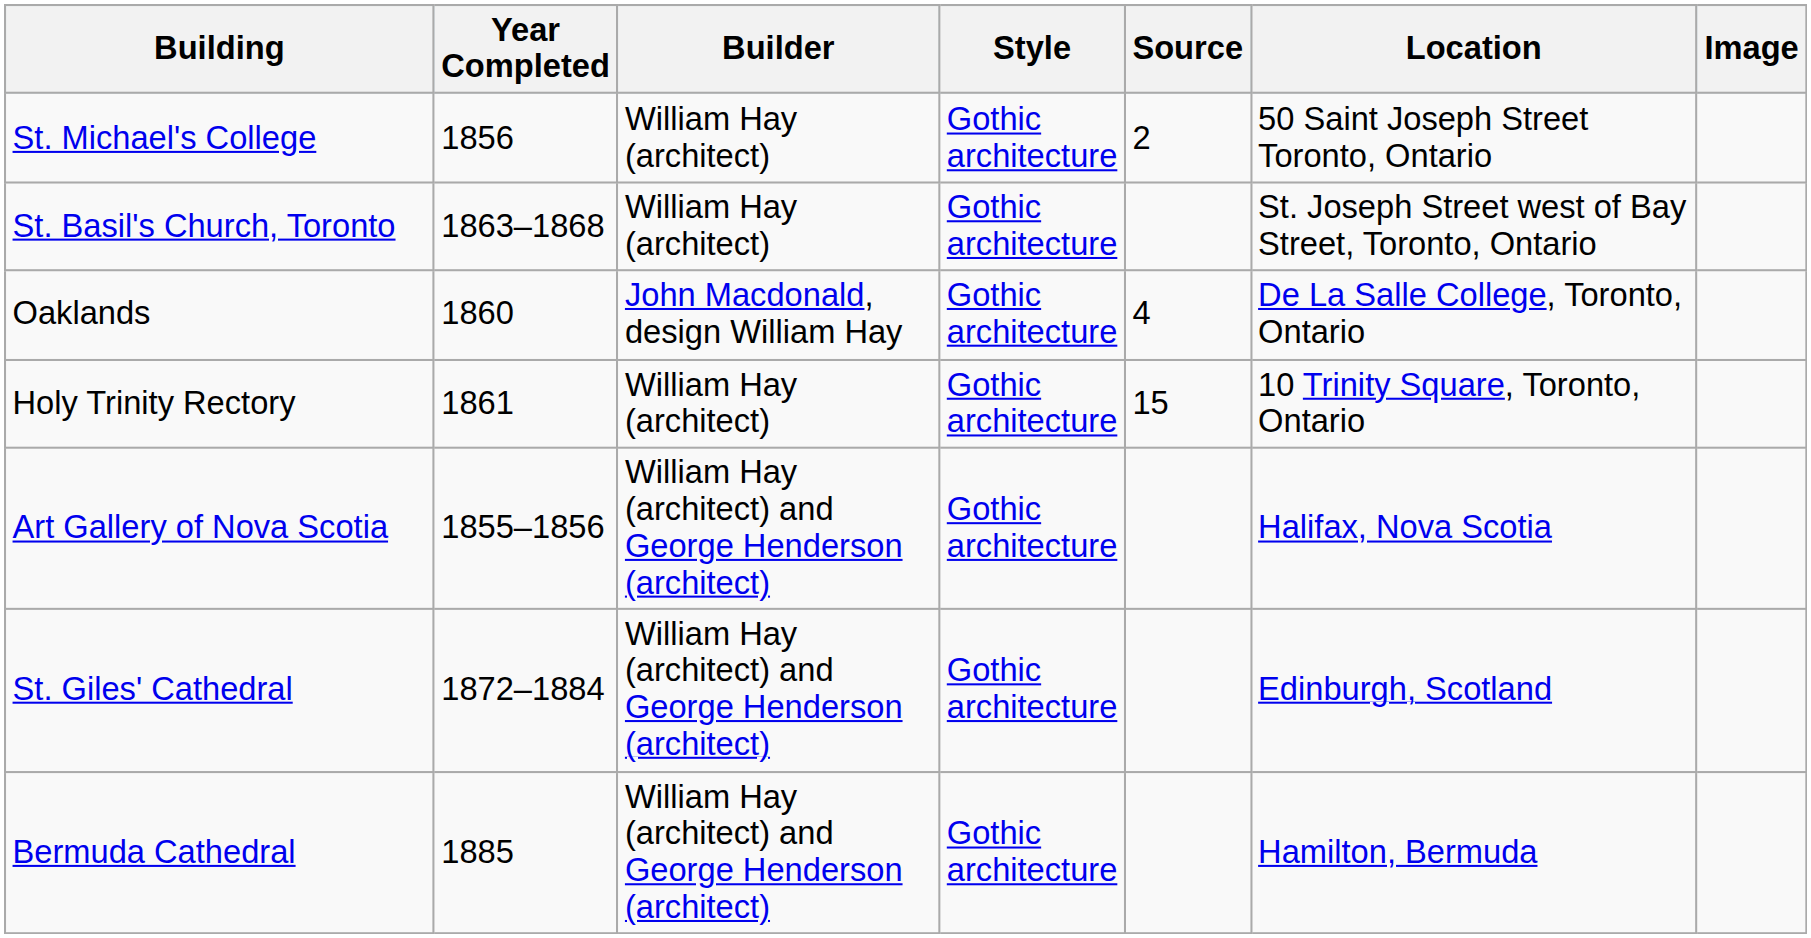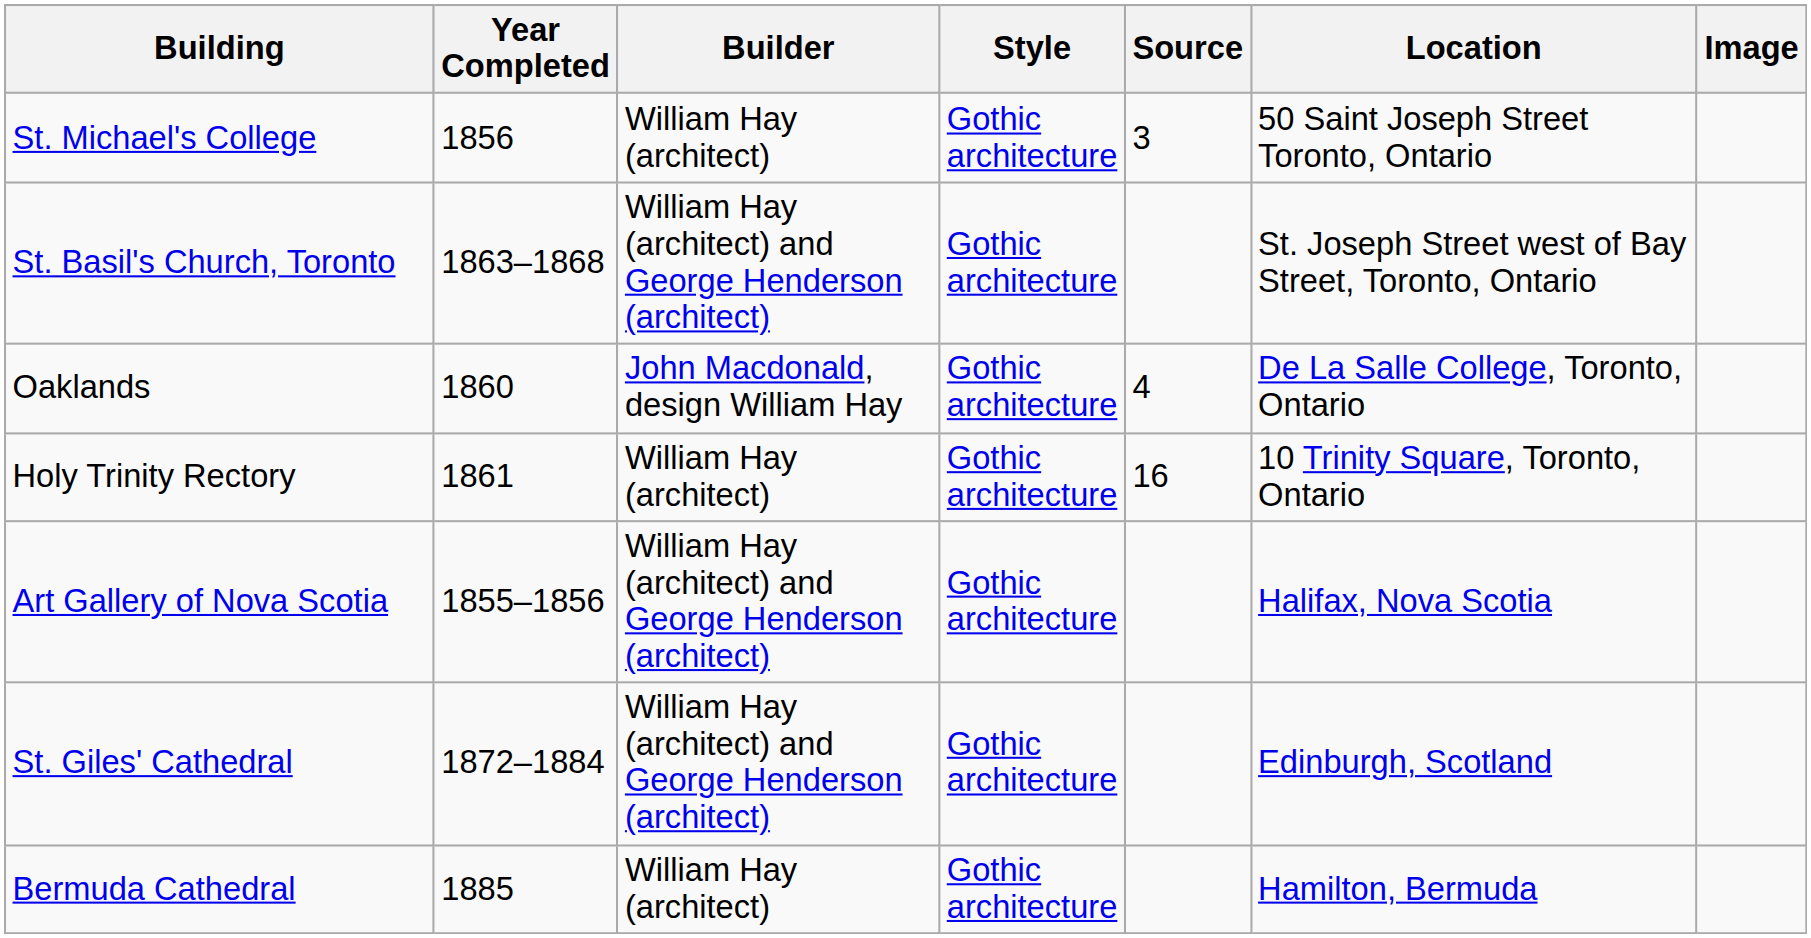(1141, 137) 2 -> (1141, 137) 3
(711, 225) William Hay (architect) -> (764, 262) William Hay (architect) and George Henderson (architect)
(1151, 402) 15 -> (1151, 476) 16
(764, 851) William Hay (architect) and George Henderson (architect) -> (711, 888) William Hay (architect)
